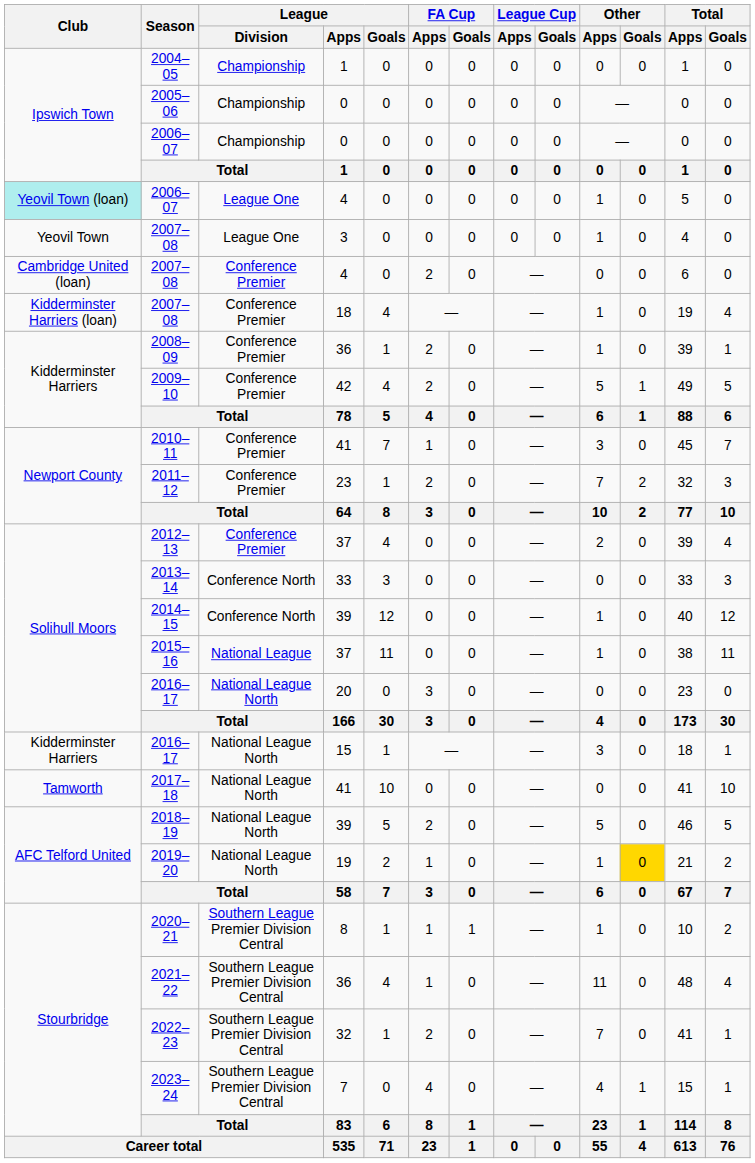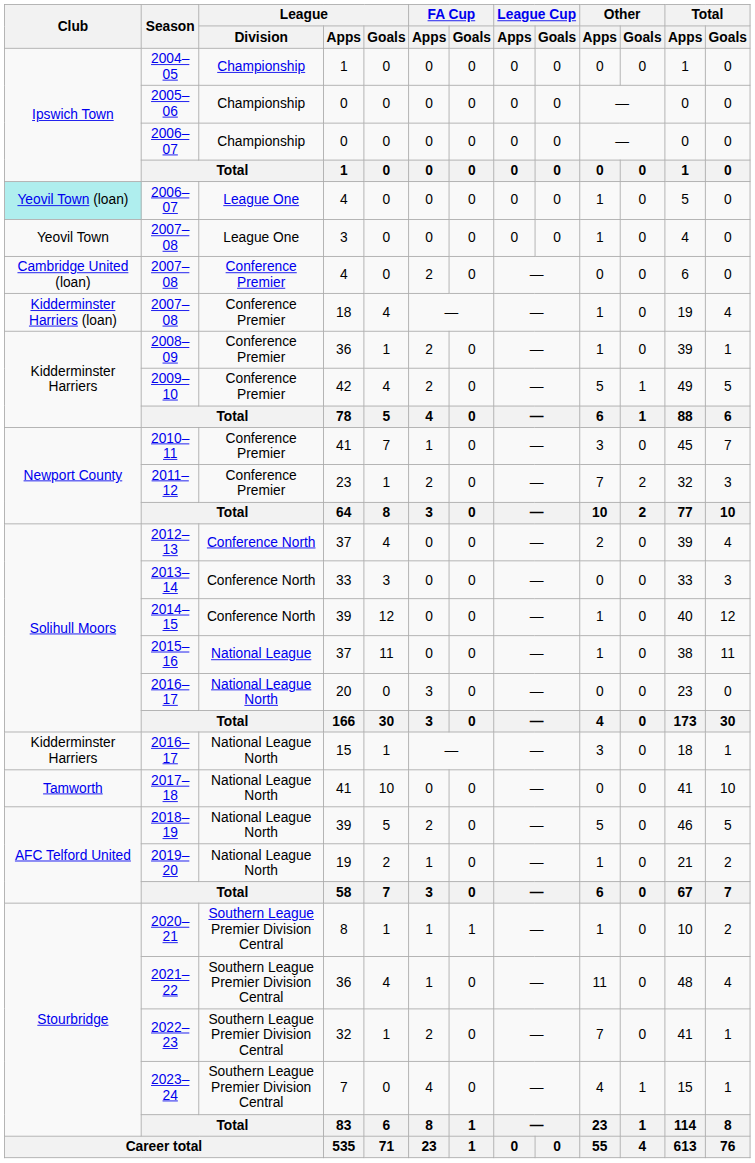(261, 542) Conference Premier -> (261, 542) Conference North
(642, 862) gold background -> (642, 862) no background
